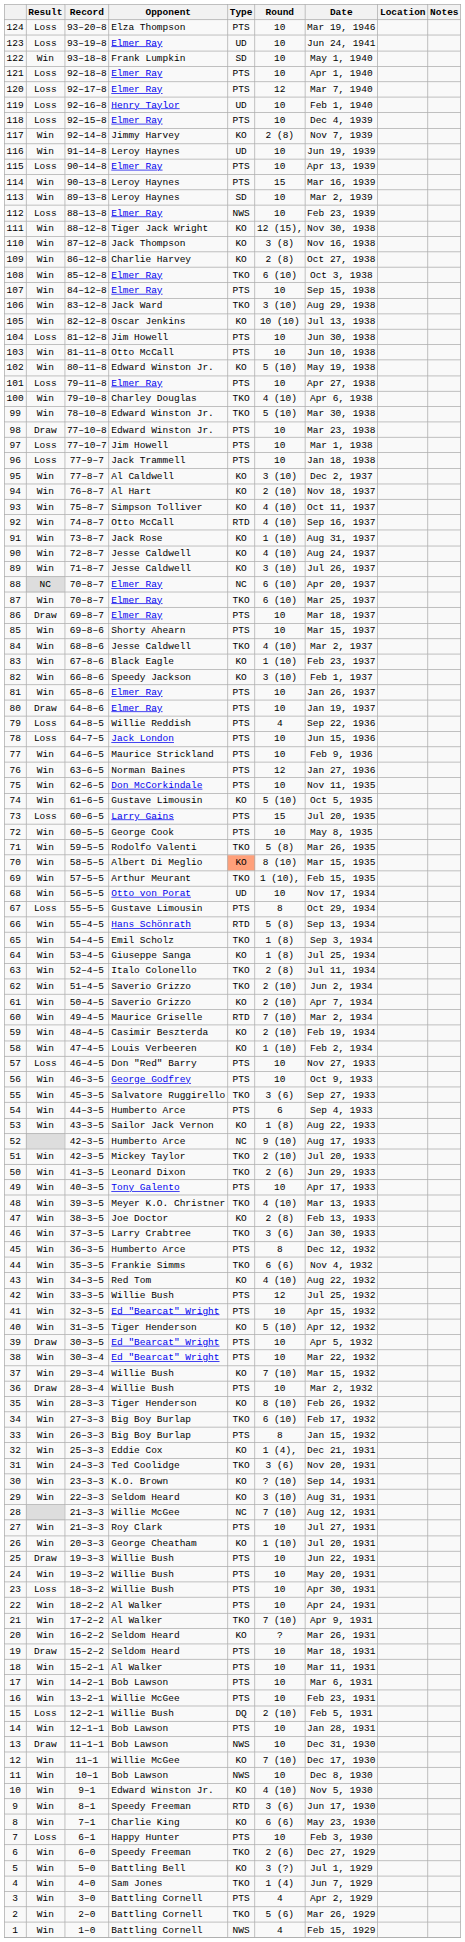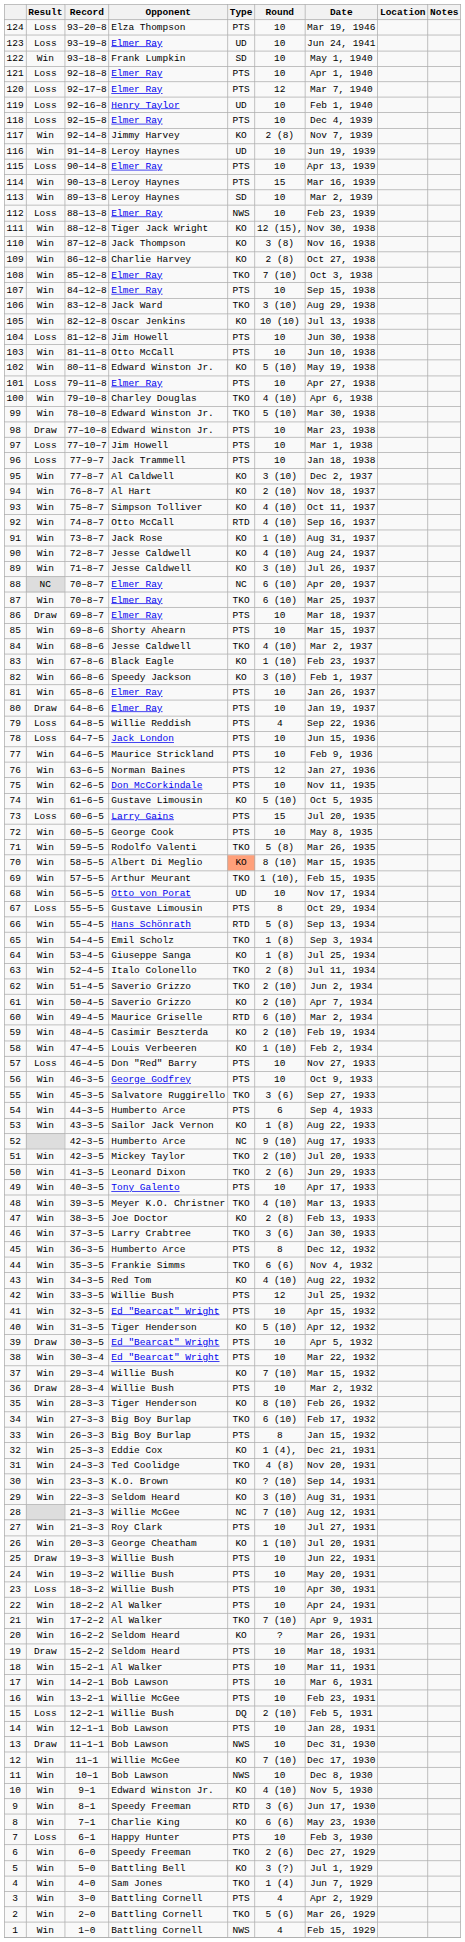(280, 275) 6 (10) -> (280, 275) 7 (10)
(280, 1017) 7 (10) -> (280, 1017) 6 (10)
(280, 1466) 3 (6) -> (280, 1466) 4 (8)
